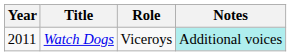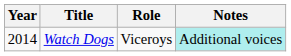(22, 39) 2011 -> (22, 39) 2014
